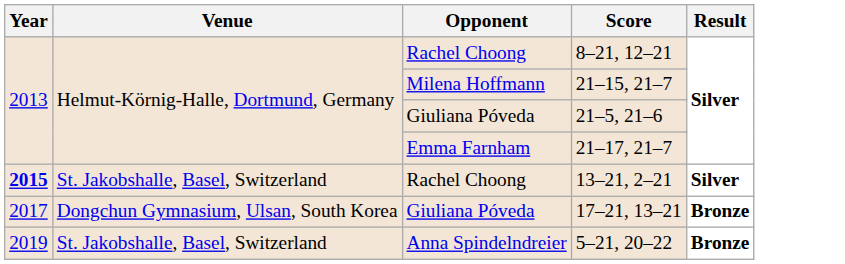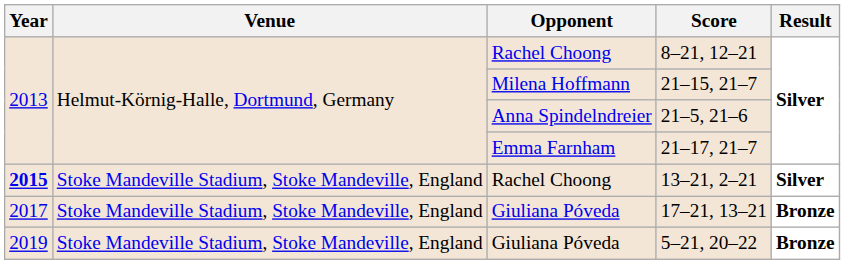(471, 116) Giuliana Póveda -> (572, 116) Anna Spindelndreier
(192, 179) St. Jakobshalle, Basel, Switzerland -> (270, 179) Stoke Mandeville Stadium, Stoke Mandeville, England
(227, 211) Dongchun Gymnasium, Ulsan, South Korea -> (270, 211) Stoke Mandeville Stadium, Stoke Mandeville, England
(192, 243) St. Jakobshalle, Basel, Switzerland -> (270, 243) Stoke Mandeville Stadium, Stoke Mandeville, England
(487, 243) Anna Spindelndreier -> (556, 243) Giuliana Póveda
